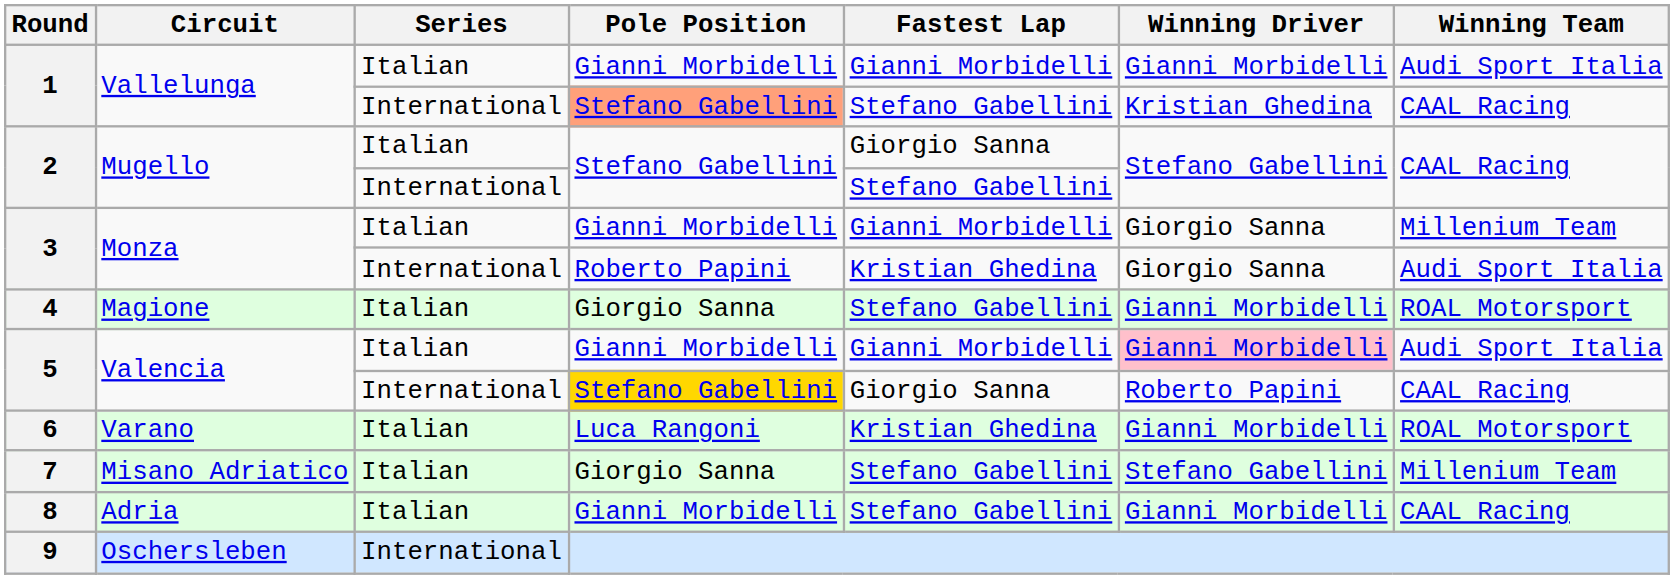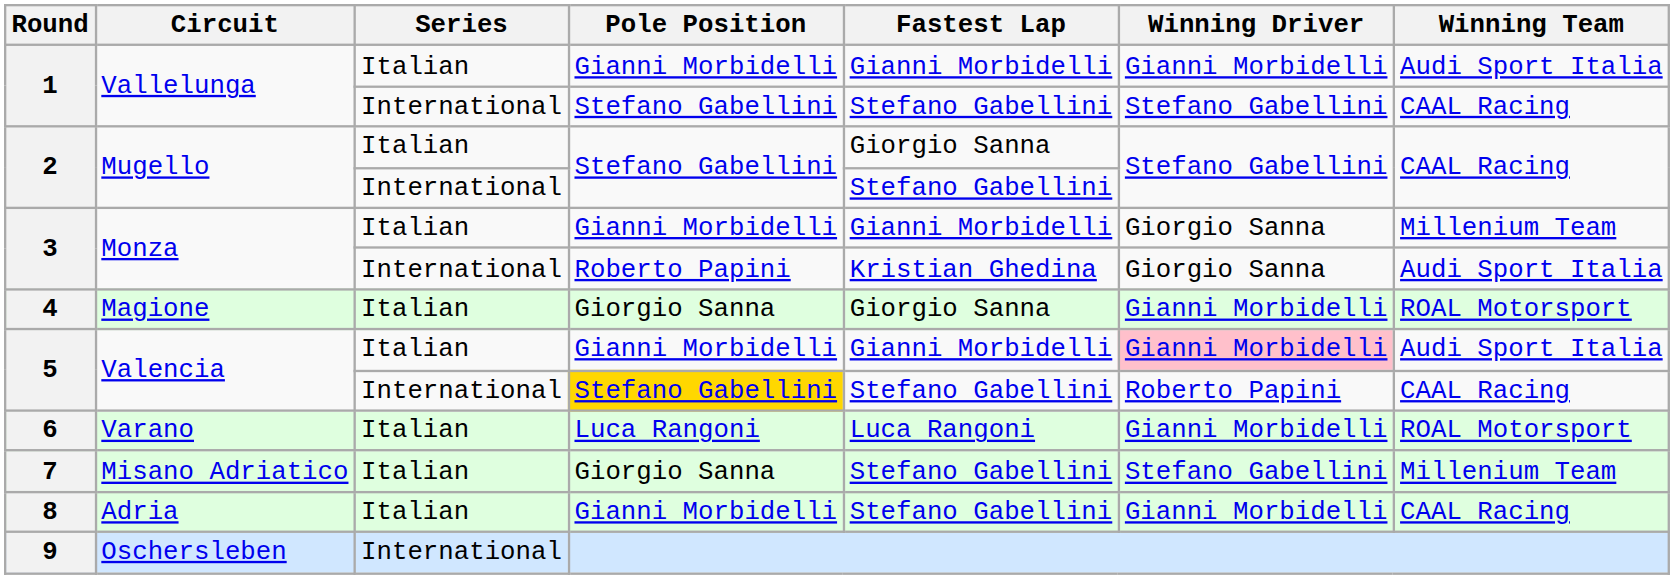(706, 107) lightsalmon background -> (706, 107) no background
(1248, 107) Kristian Ghedina -> (1256, 107) Stefano Gabellini
(981, 309) Stefano Gabellini -> (950, 309) Giorgio Sanna
(950, 390) Giorgio Sanna -> (981, 390) Stefano Gabellini
(973, 431) Kristian Ghedina -> (942, 431) Luca Rangoni
